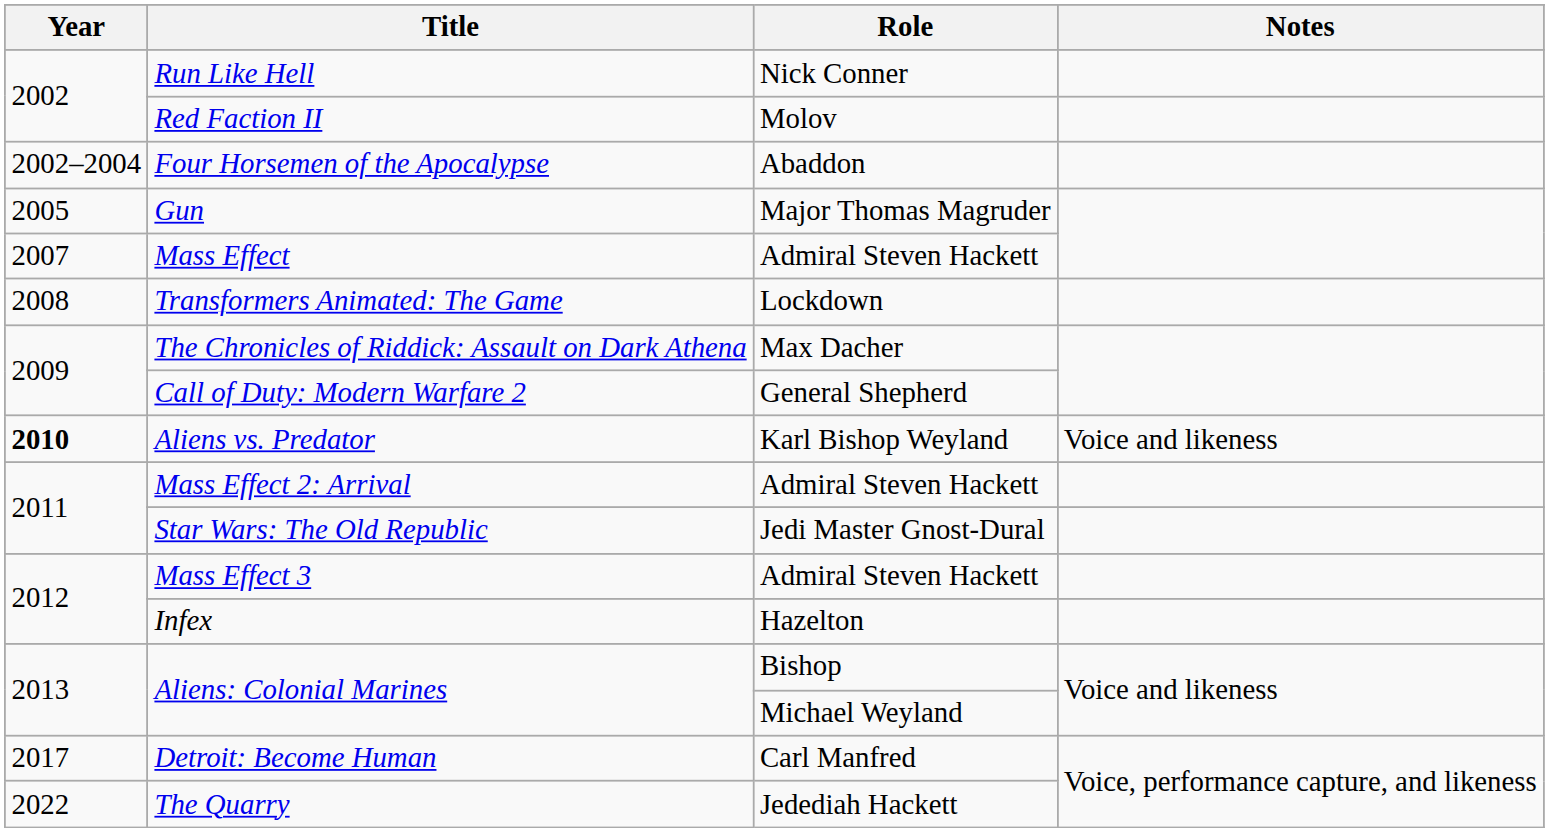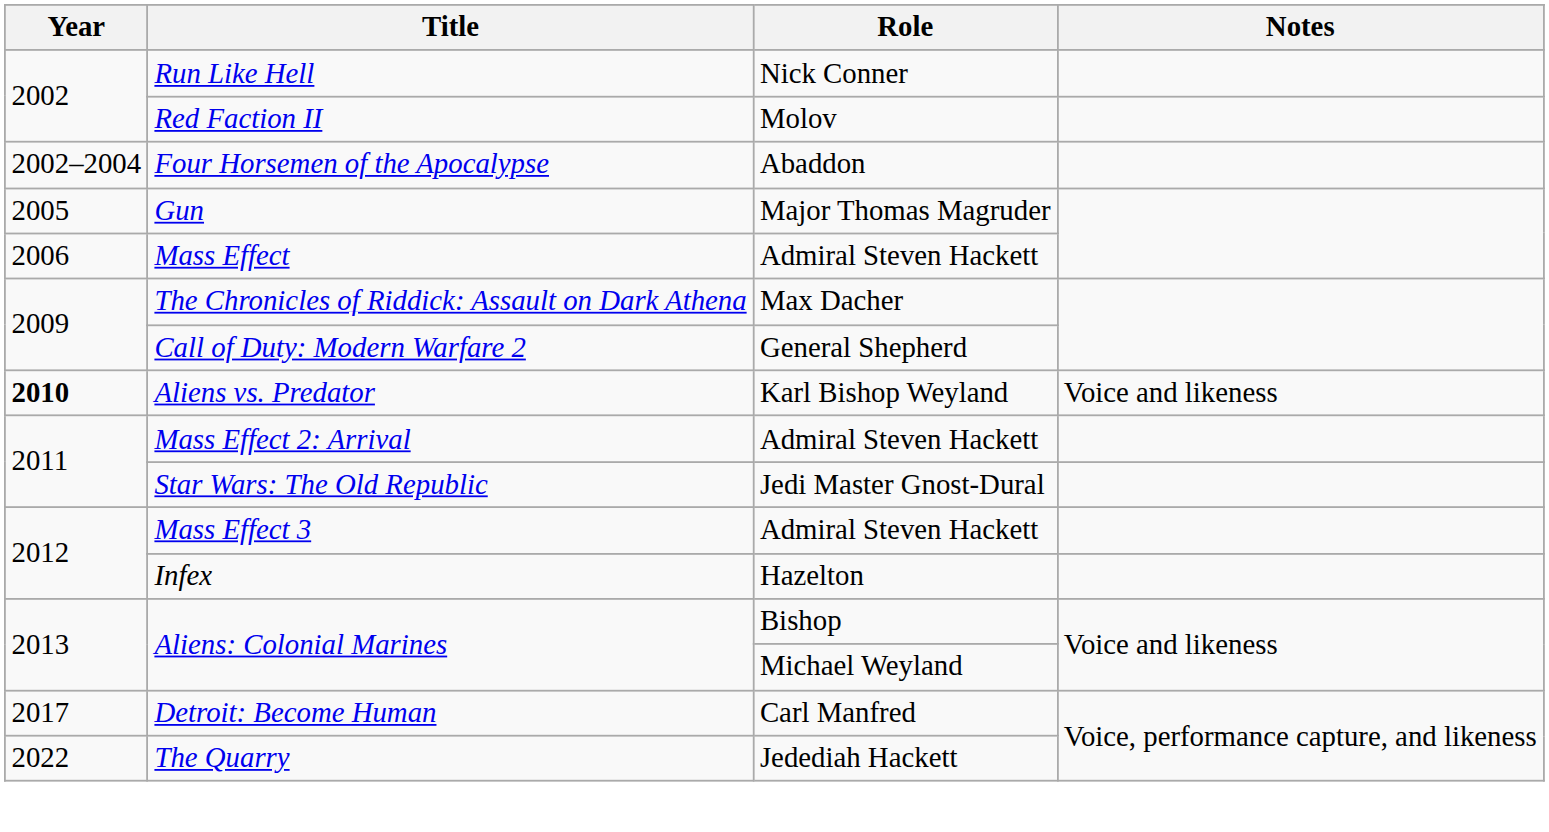(40, 255) 2007 -> (40, 255) 2006
- row: (359, 301)
